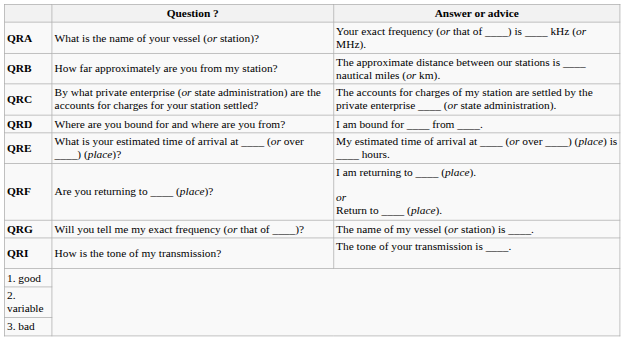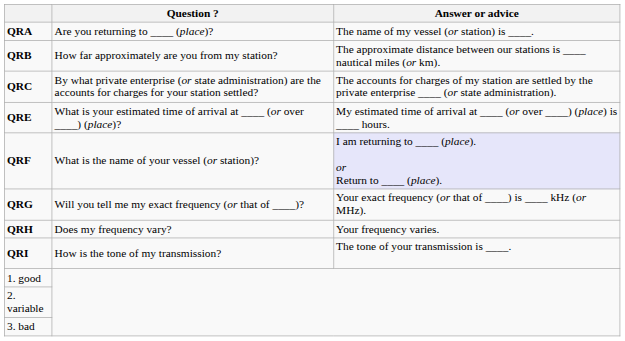(157, 37) What is the name of your vessel (or station)? -> (134, 31) Are you returning to ____ (place)?
(461, 37) Your exact frequency (or that of ____) is ____ kHz (or MHz). -> (435, 31) The name of my vessel (or station) is ____.
- row: (20, 123)
(134, 191) Are you returning to ____ (place)? -> (157, 161) What is the name of your vessel (or station)?
(406, 191) no background -> (406, 161) lavender background
(435, 229) The name of my vessel (or station) is ____. -> (461, 204) Your exact frequency (or that of ____) is ____ kHz (or MHz).
+ row: (20, 229)
